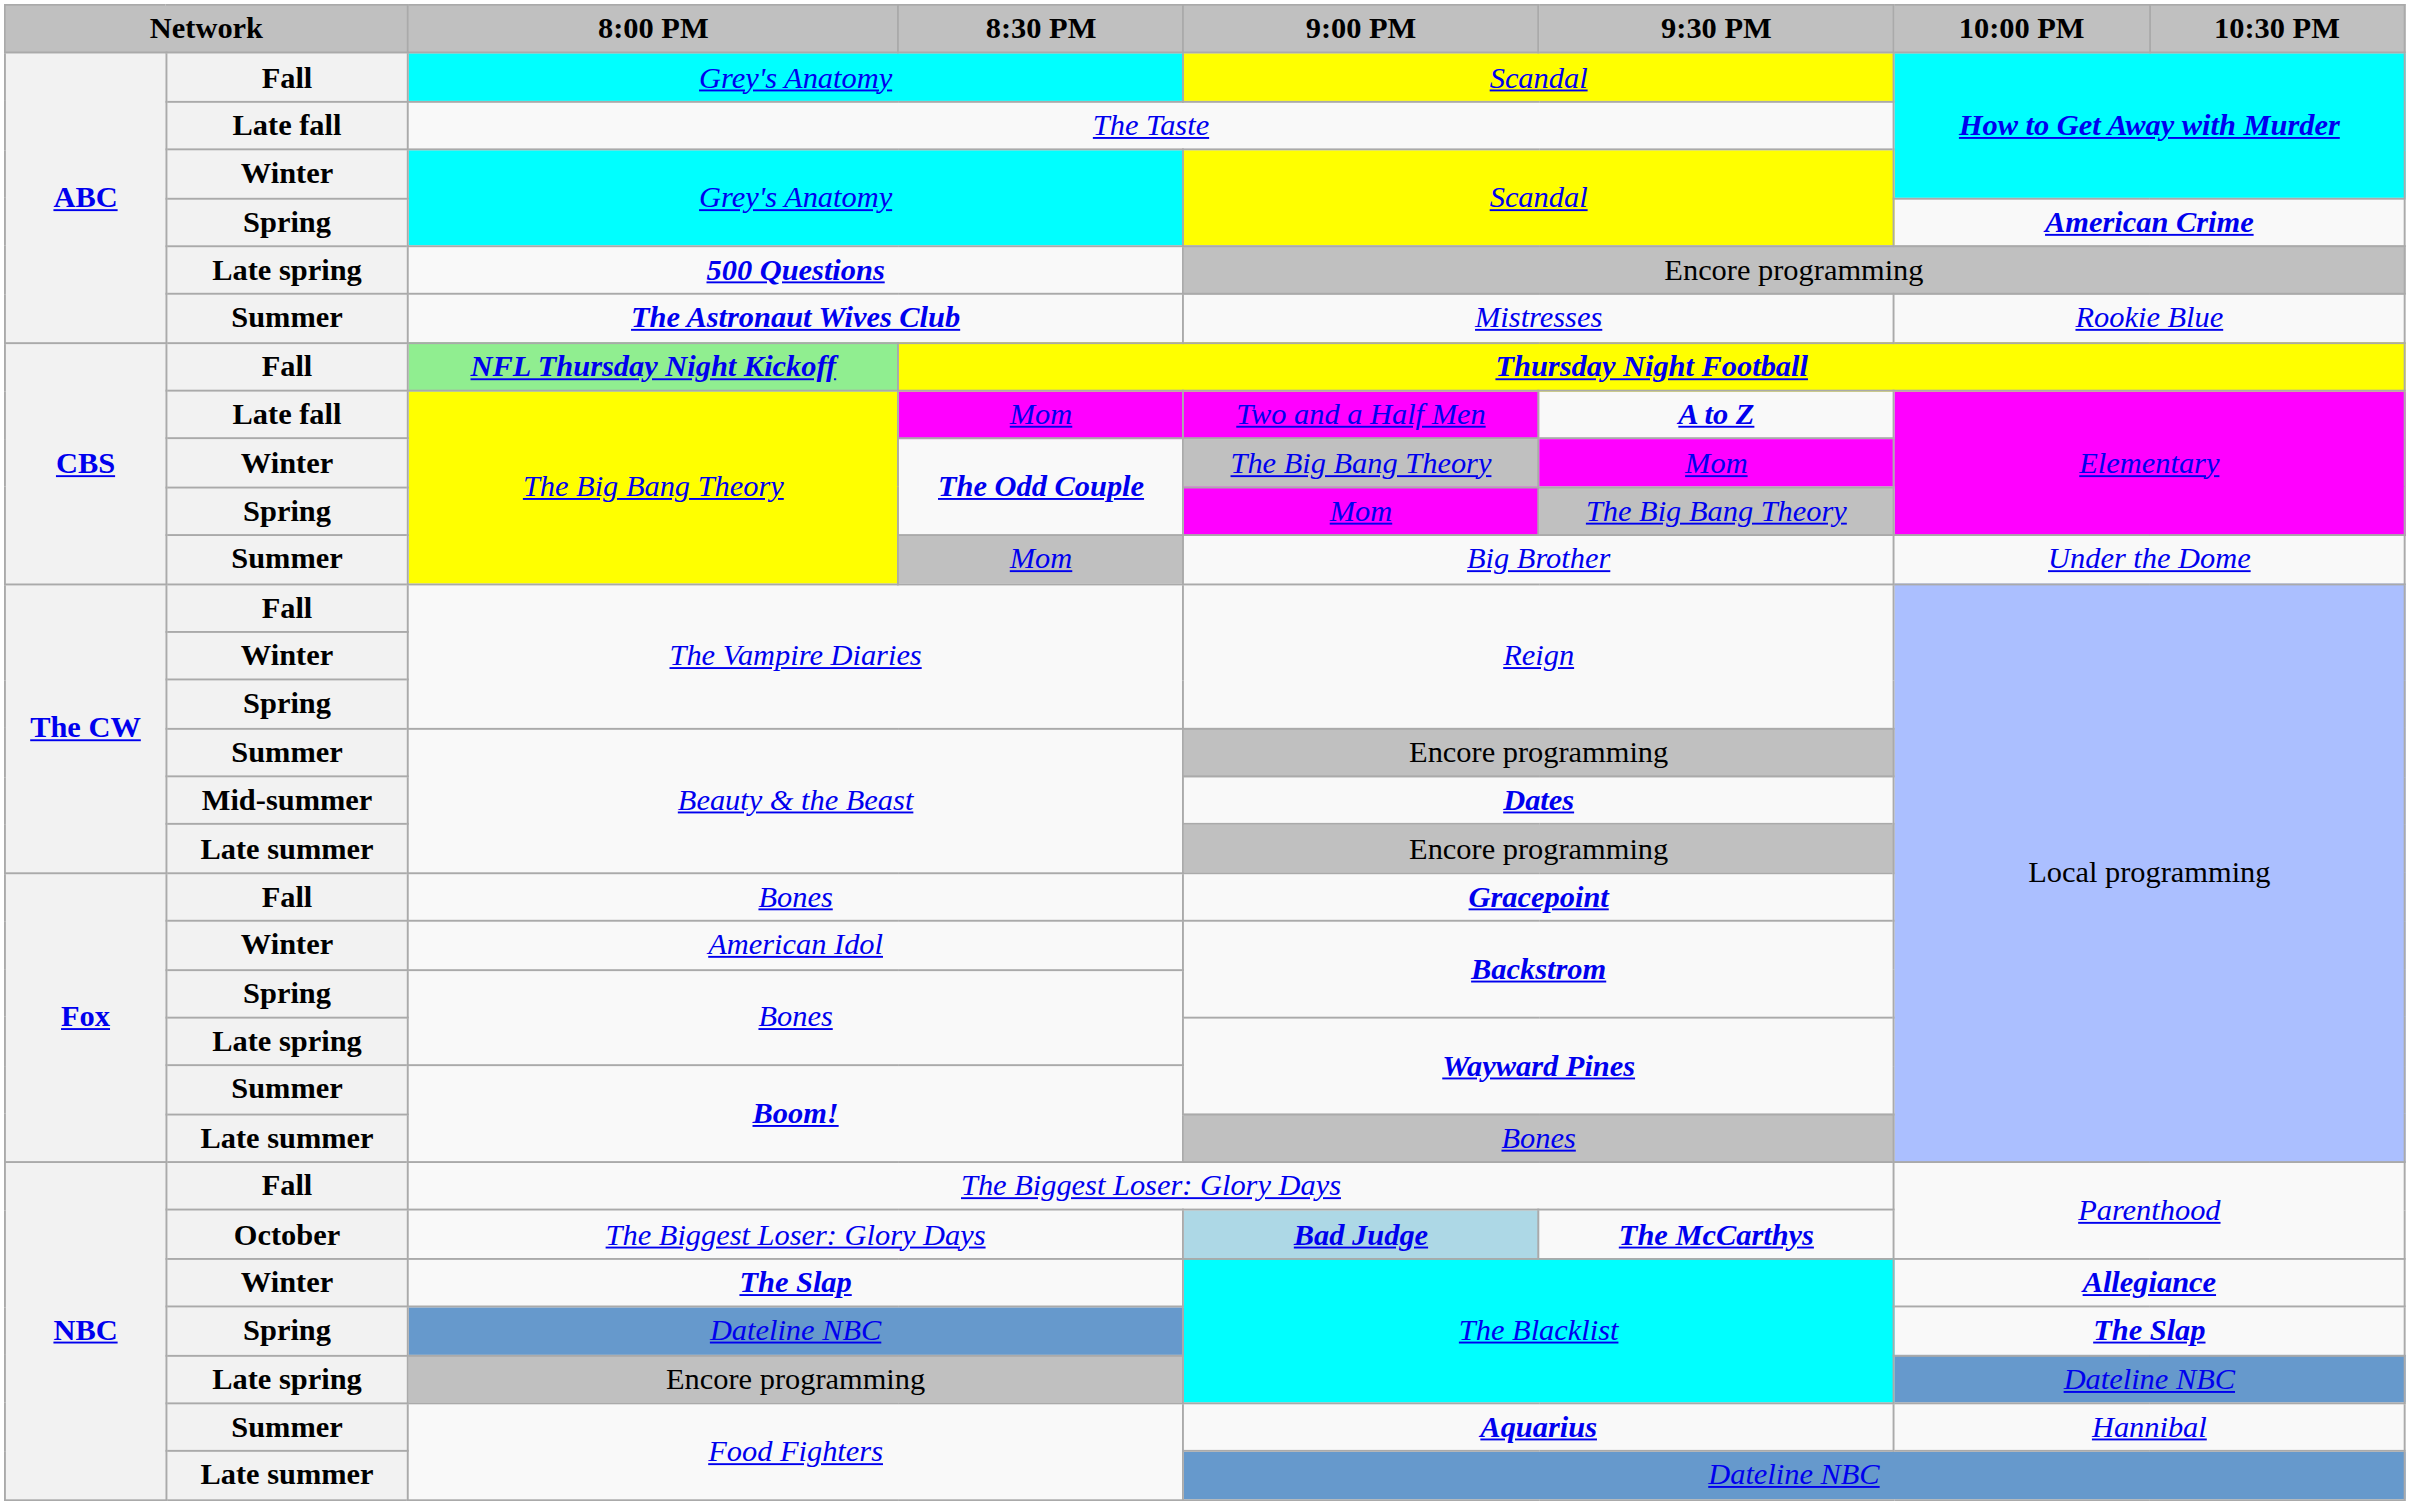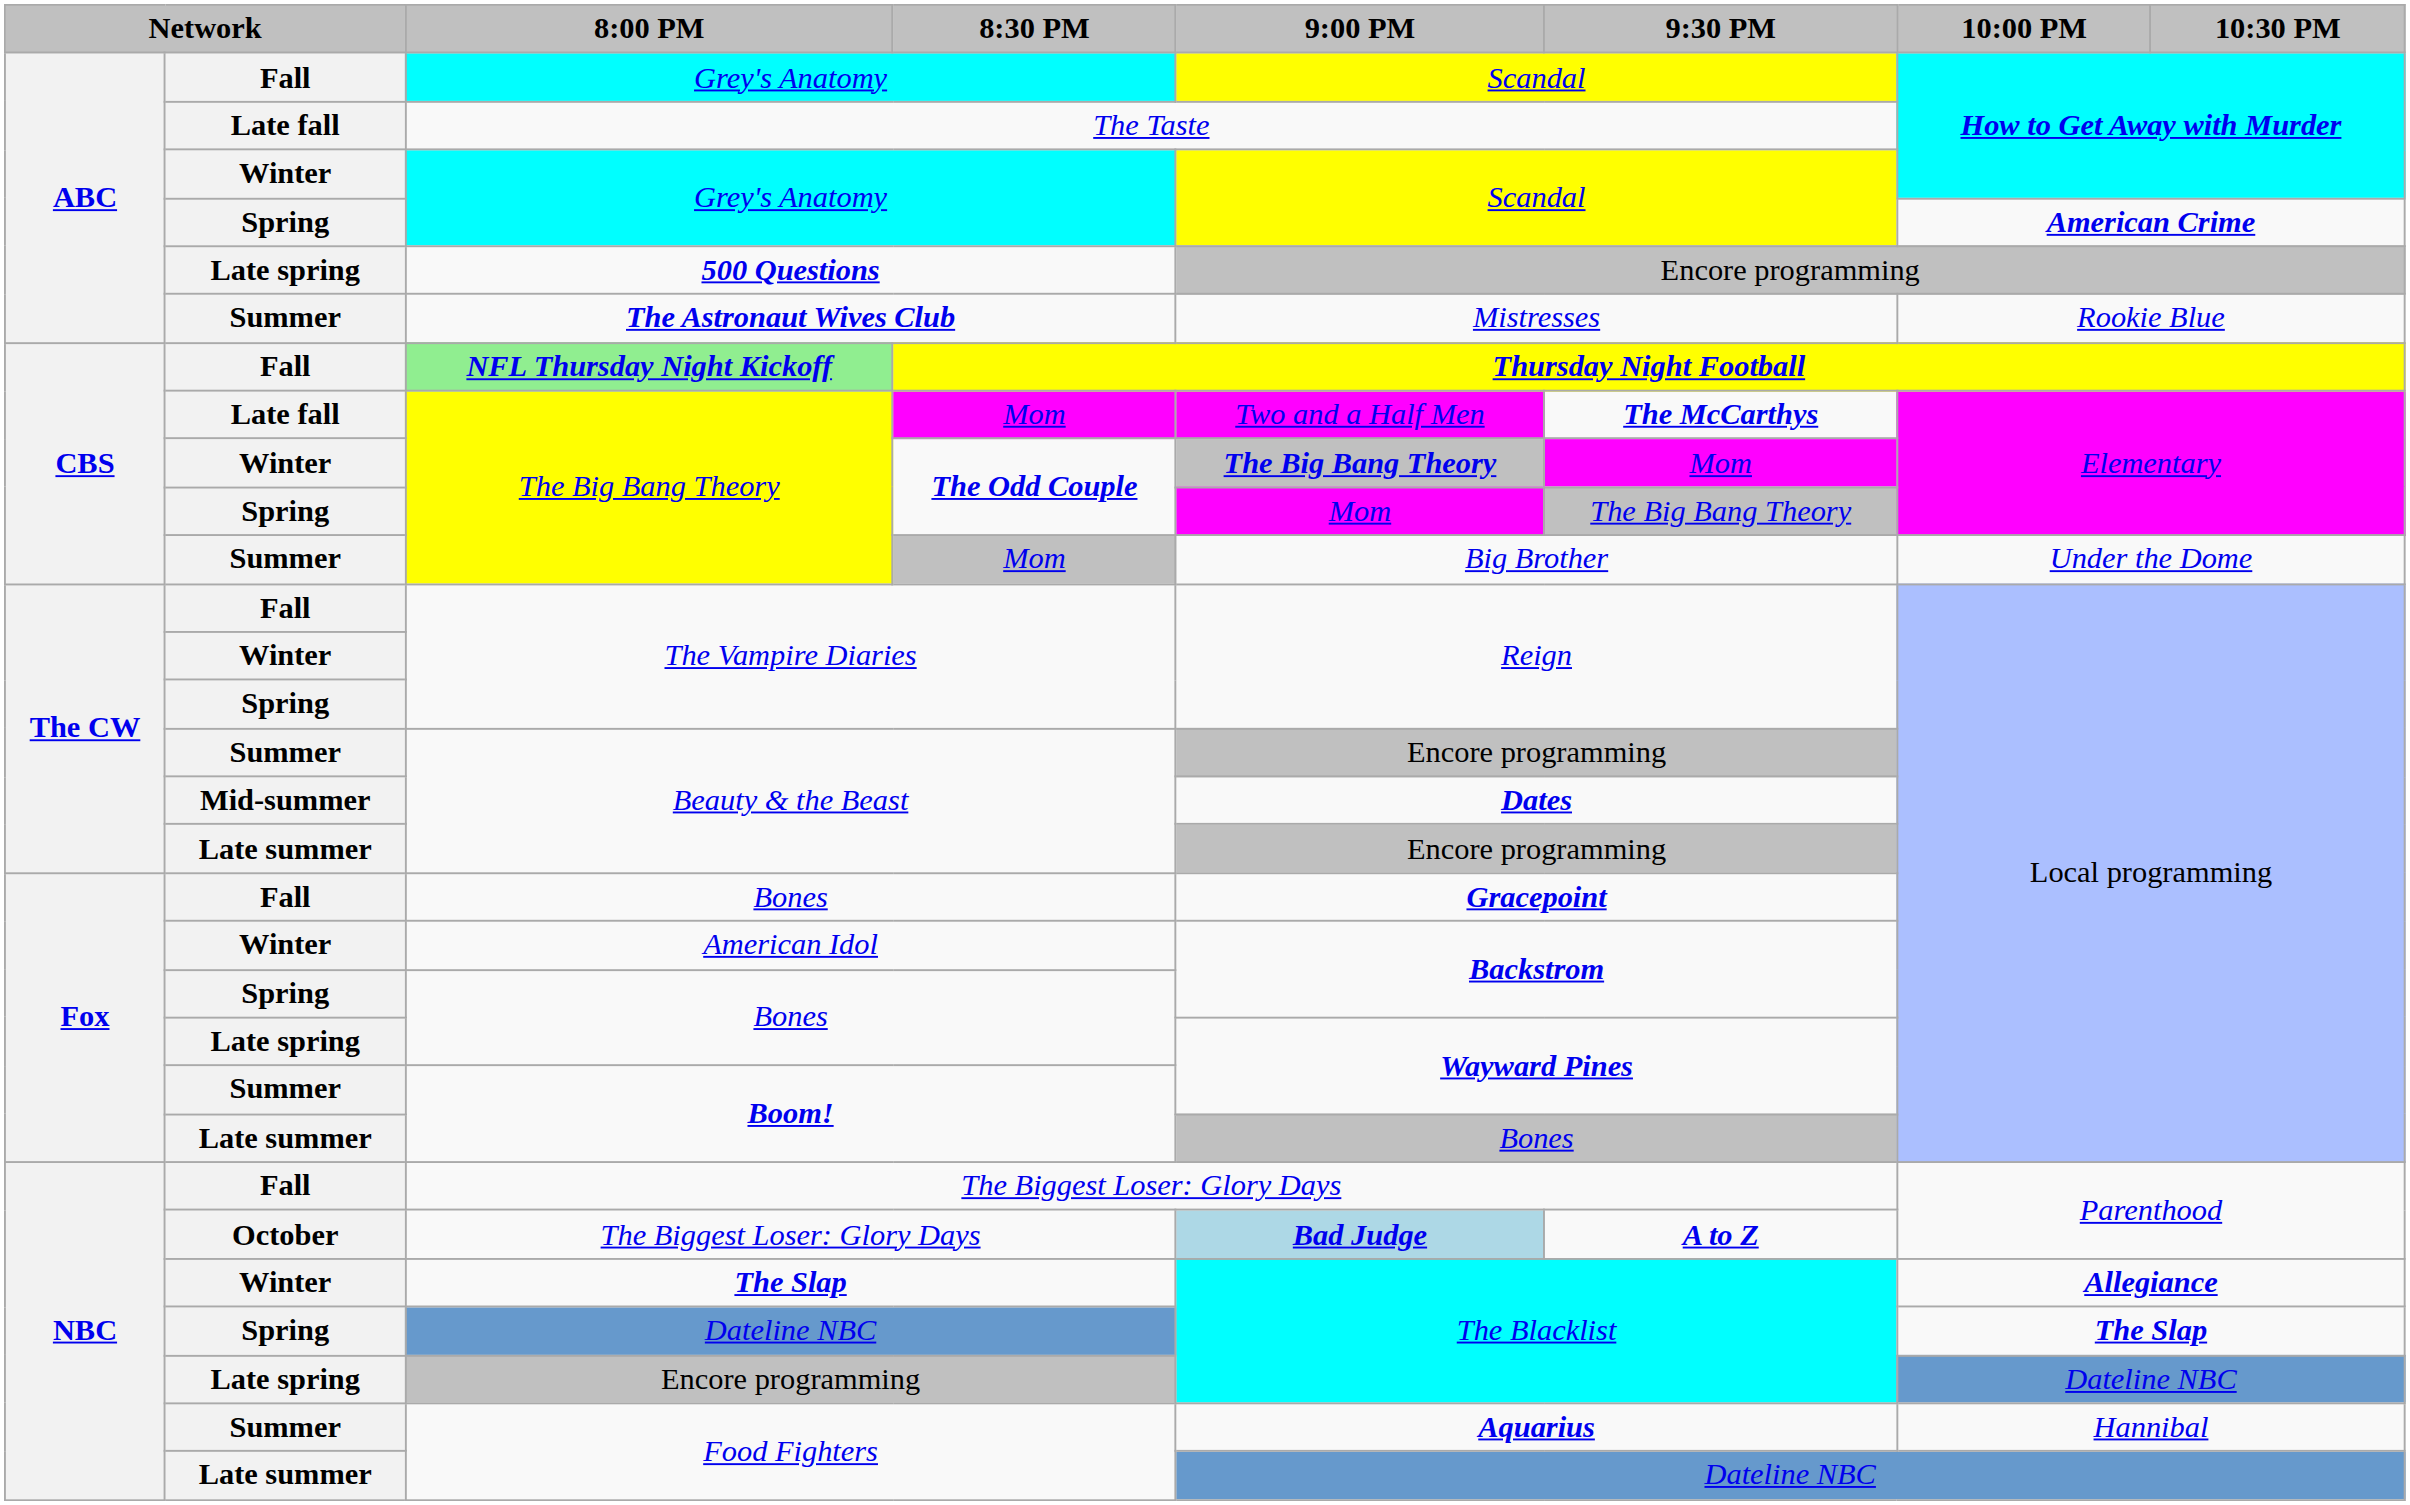(1716, 414) A to Z -> (1721, 414) The McCarthys
(1361, 462) normal -> (1360, 462) bold
(1716, 1233) The McCarthys -> (1721, 1233) A to Z
